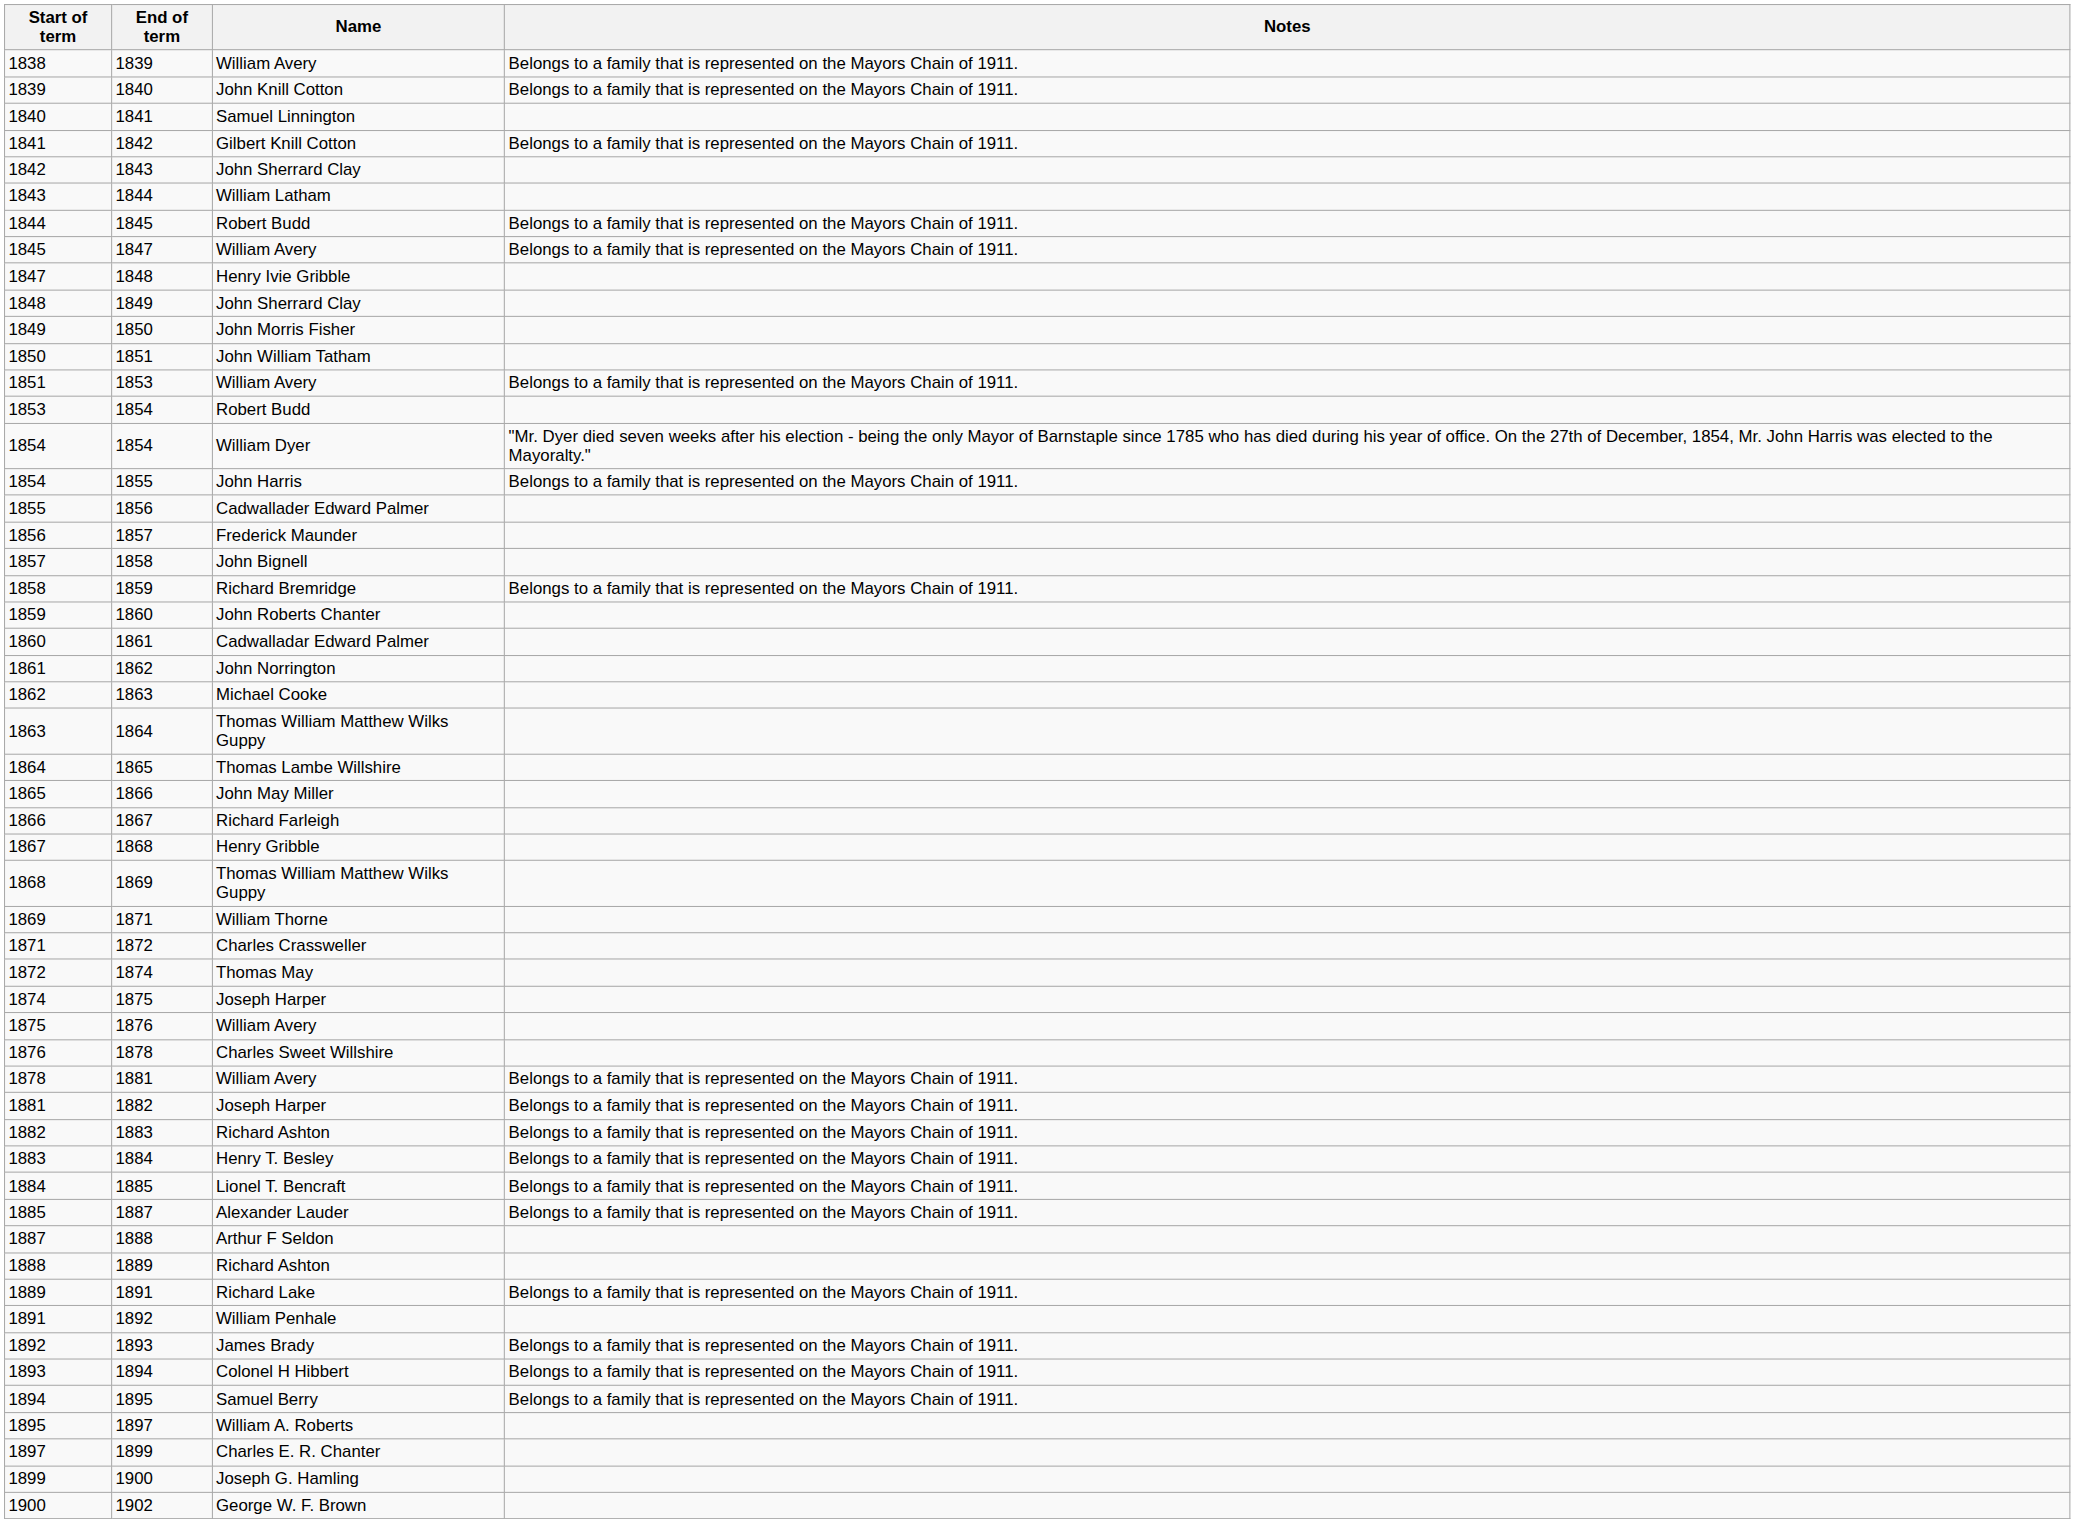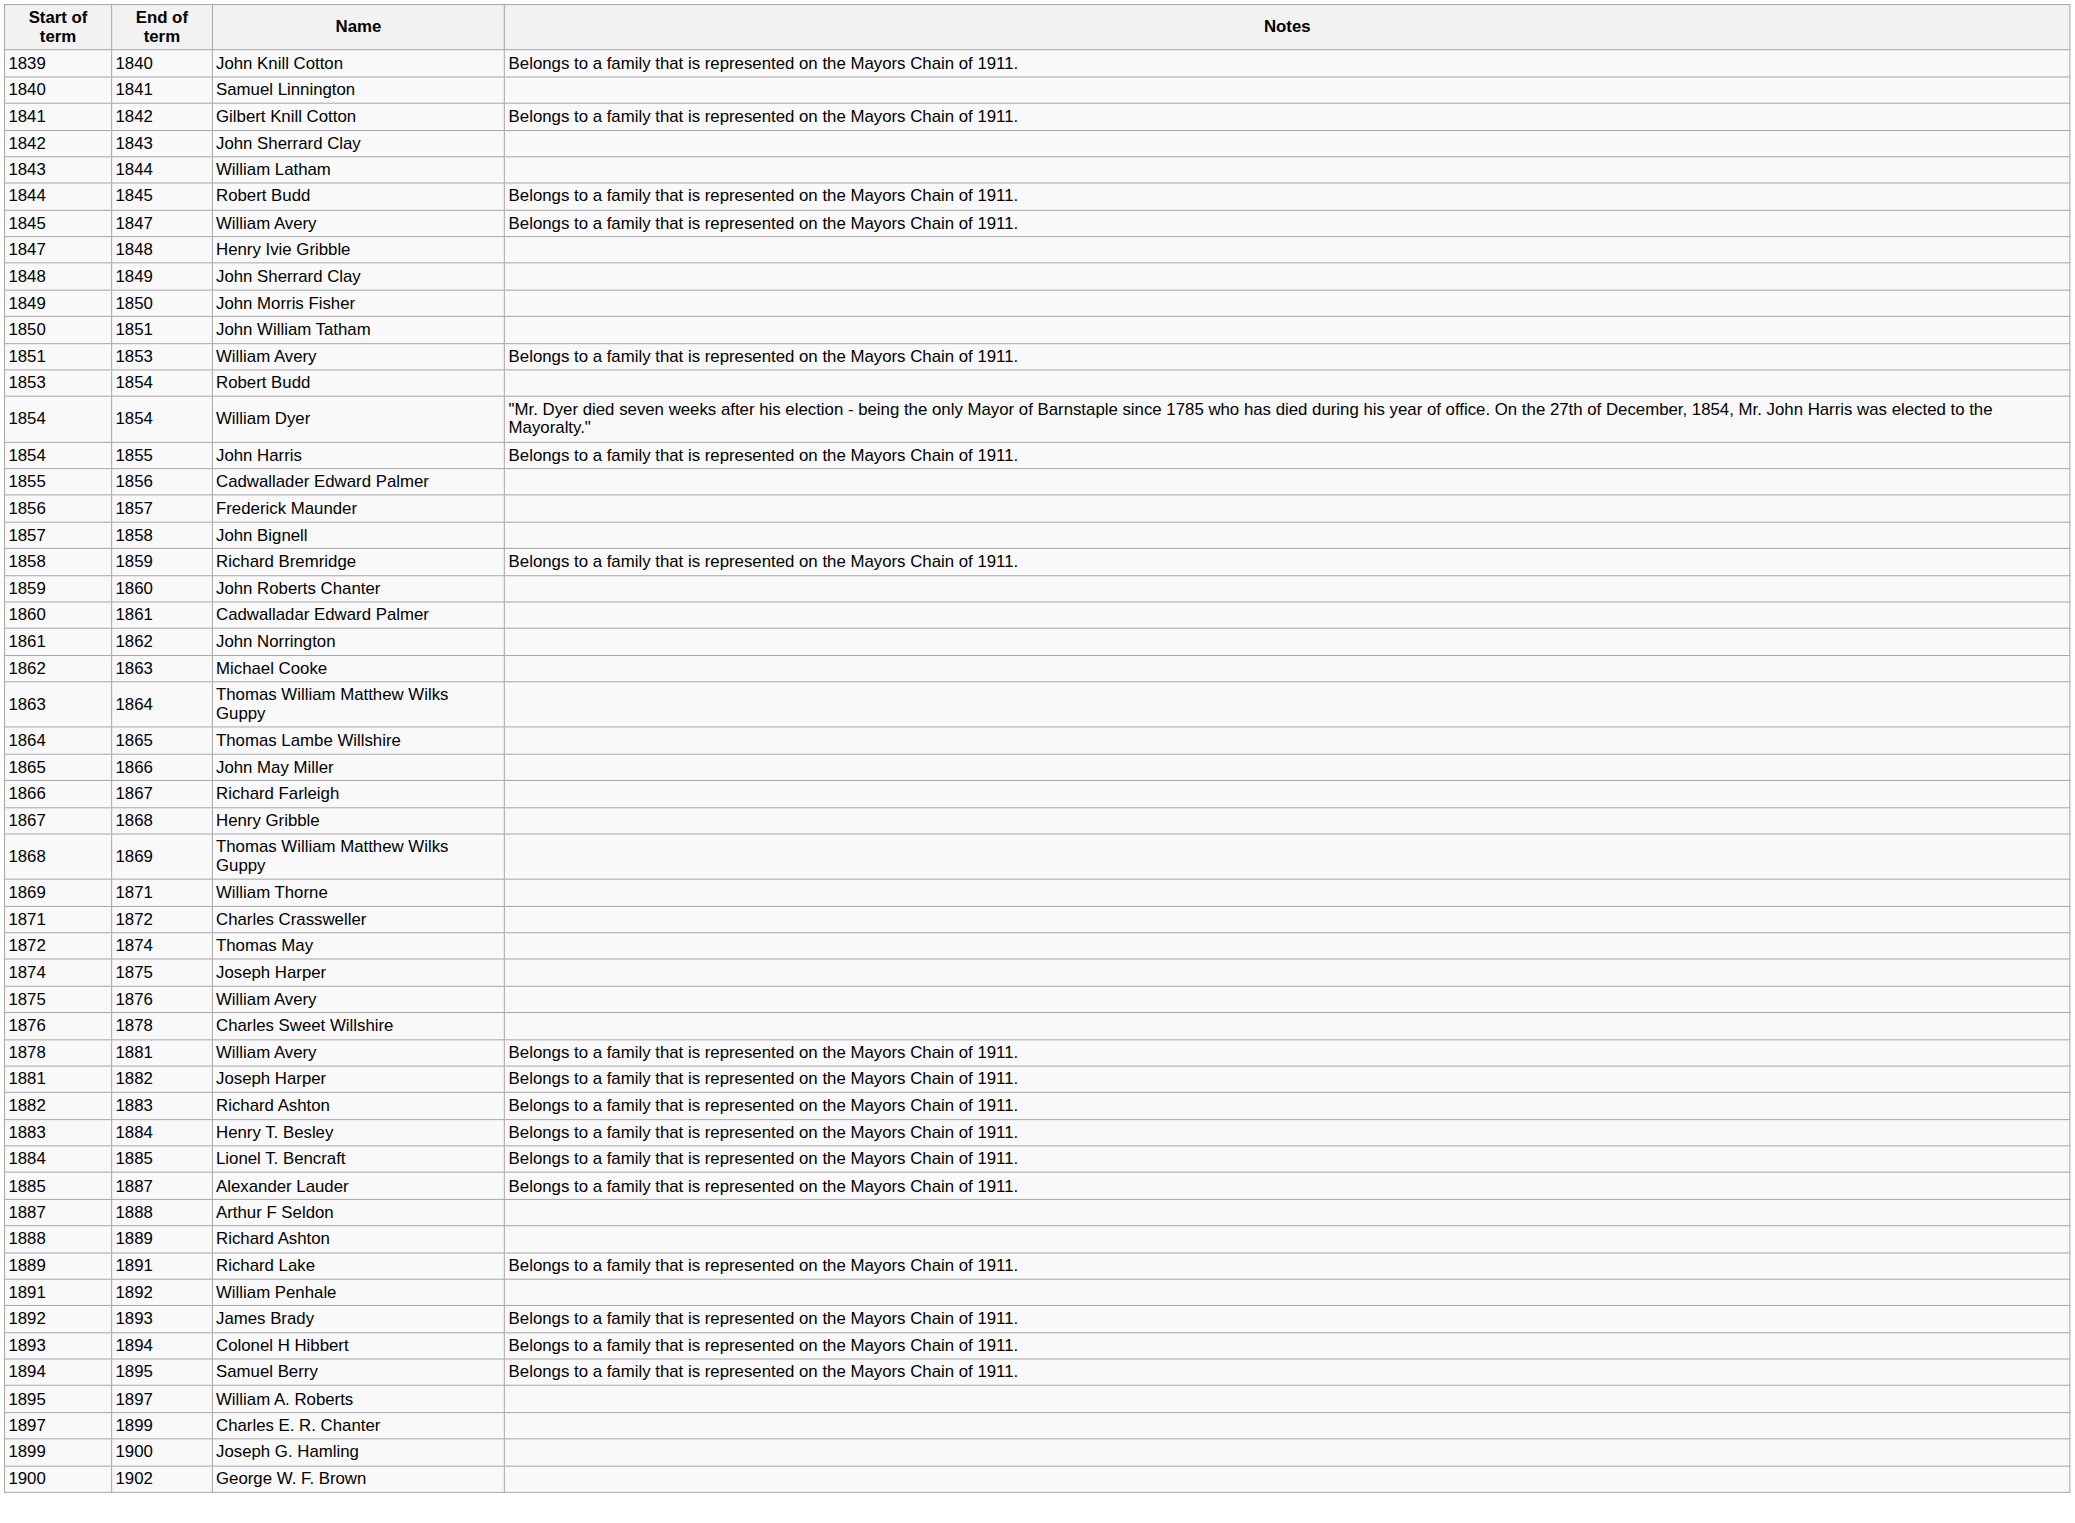- row: (27, 63)
